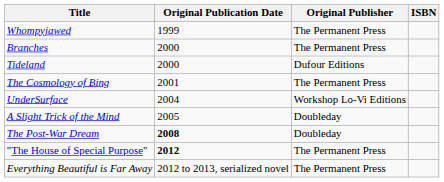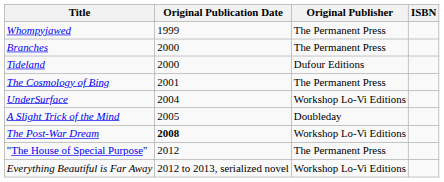(318, 133) Doubleday -> (350, 133) Workshop Lo-Vi Editions
(168, 151) bold -> (168, 151) normal
(340, 168) The Permanent Press -> (350, 168) Workshop Lo-Vi Editions
